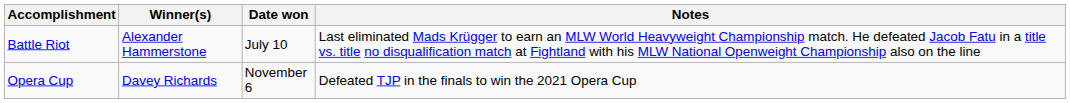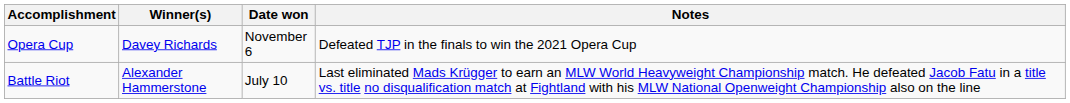rows swapped: (39, 44) <-> (40, 80)
